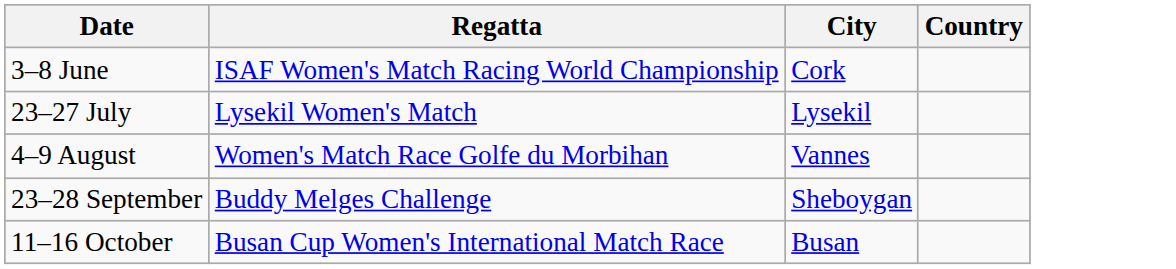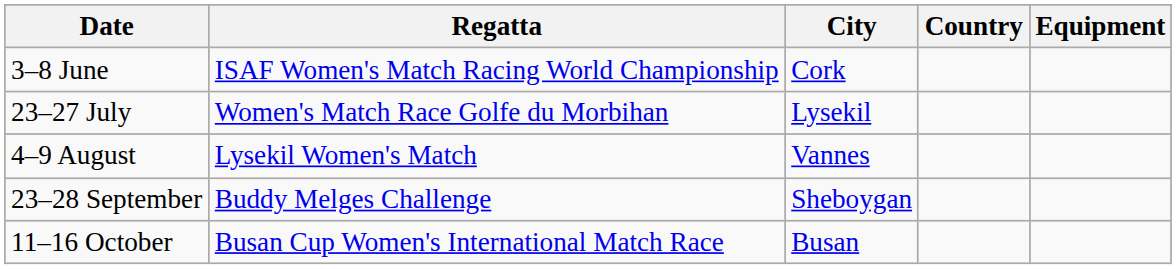+ column: (1100, 26)
(346, 112) Lysekil Women's Match -> (442, 112) Women's Match Race Golfe du Morbihan
(442, 155) Women's Match Race Golfe du Morbihan -> (346, 155) Lysekil Women's Match
